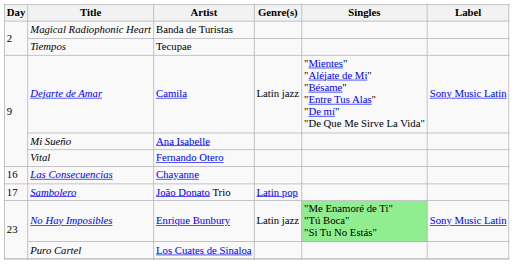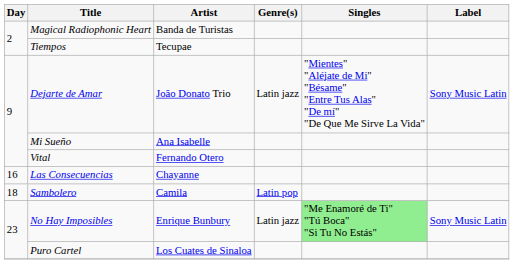(172, 94) Camila -> (193, 94) João Donato Trio
(12, 192) 17 -> (12, 192) 18
(193, 192) João Donato Trio -> (172, 192) Camila
